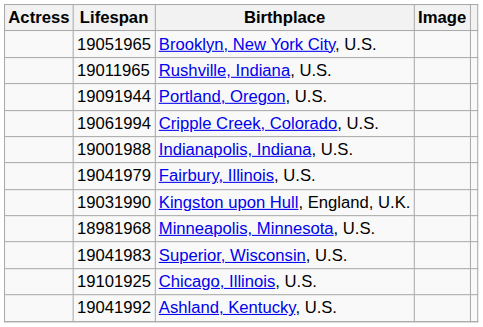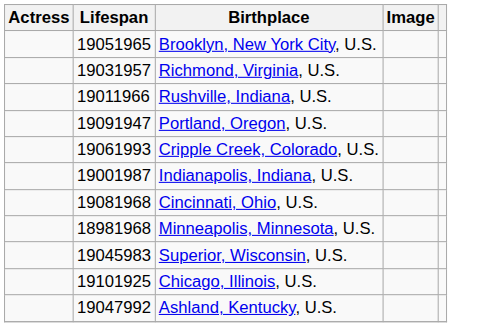+ row: (249, 70)
(113, 70) 19011965 -> (113, 96) 19011966
(114, 96) 19091944 -> (114, 123) 19091947
(114, 123) 19061994 -> (114, 149) 19061993
(114, 149) 19001988 -> (114, 176) 19001987
- row: (237, 176)
- row: (285, 202)
+ row: (238, 202)
(114, 255) 19041983 -> (114, 255) 19045983
(114, 307) 19041992 -> (114, 307) 19047992
